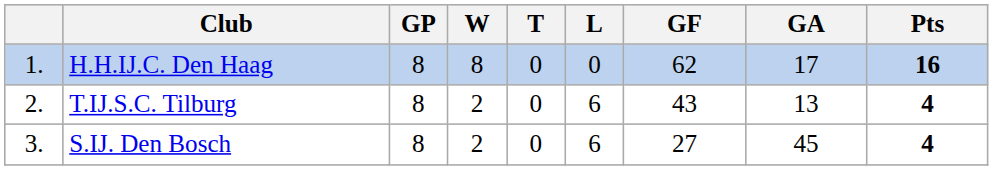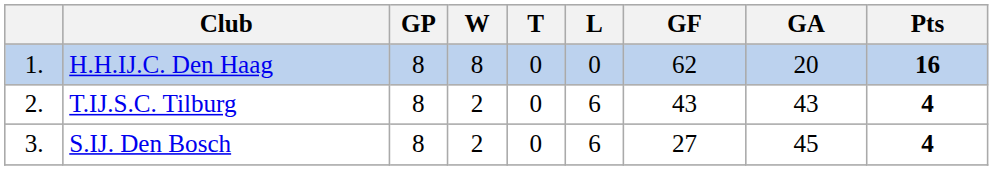(806, 64) 17 -> (806, 64) 20
(806, 104) 13 -> (806, 104) 43
